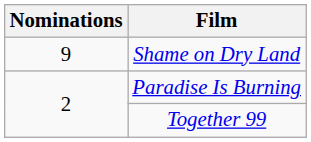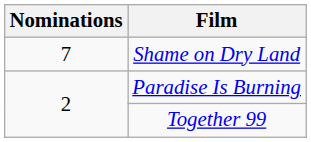(66, 53) 9 -> (66, 53) 7
